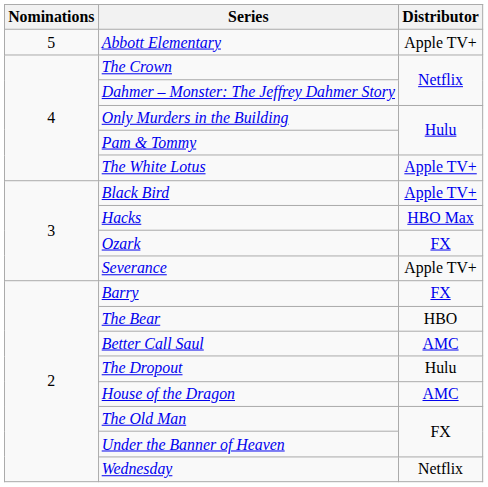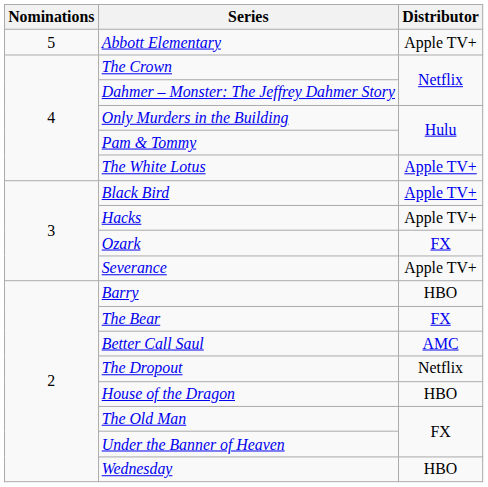(441, 218) HBO Max -> (441, 218) Apple TV+
(441, 293) FX -> (441, 293) HBO
(441, 318) HBO -> (441, 318) FX
(441, 368) Hulu -> (441, 368) Netflix
(441, 393) AMC -> (441, 393) HBO
(441, 469) Netflix -> (441, 469) HBO
